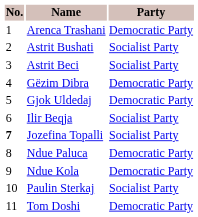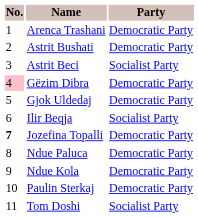(144, 47) Socialist Party -> (151, 47) Democratic Party
(9, 83) no background -> (9, 83) pink background
(144, 135) Socialist Party -> (151, 135) Democratic Party
(144, 188) Socialist Party -> (151, 188) Democratic Party
(151, 206) Democratic Party -> (144, 206) Socialist Party
